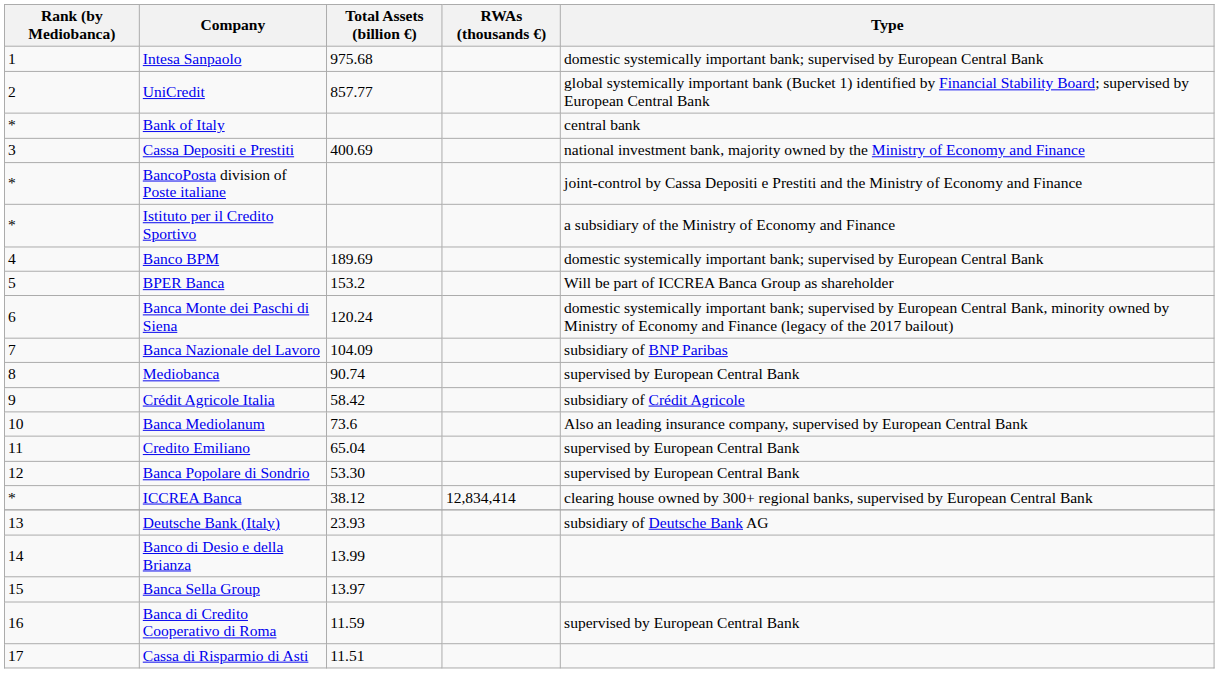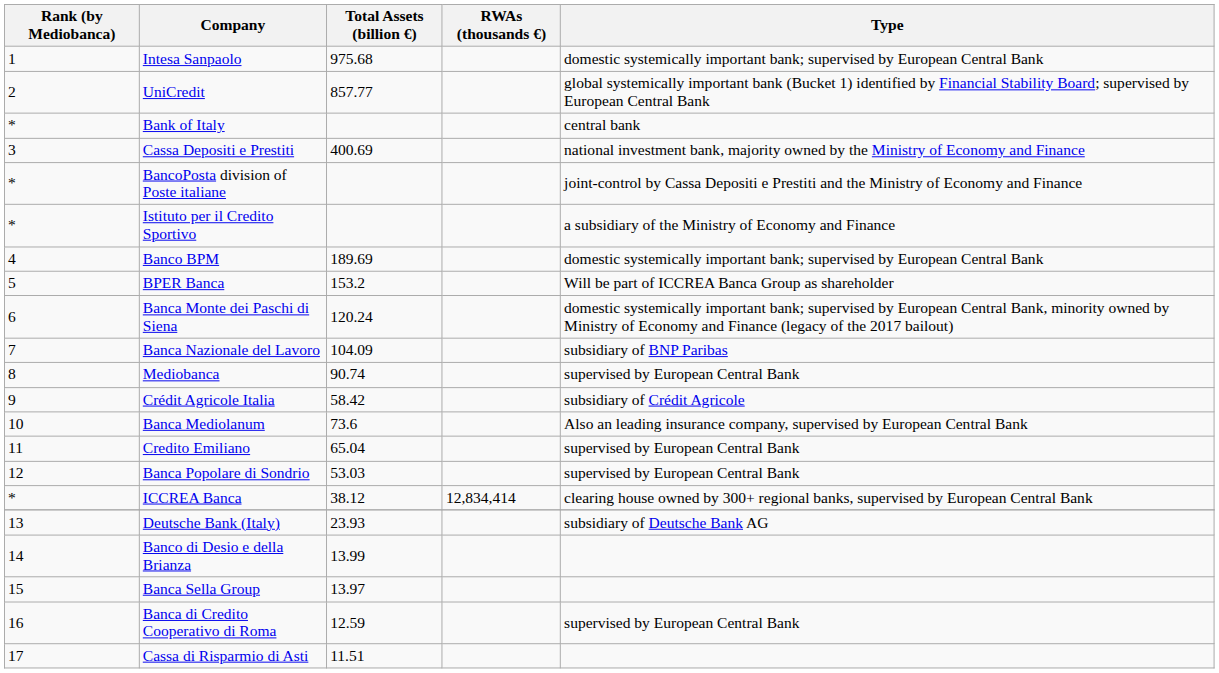(348, 473) 53.30 -> (348, 473) 53.03
(347, 622) 11.59 -> (348, 622) 12.59
